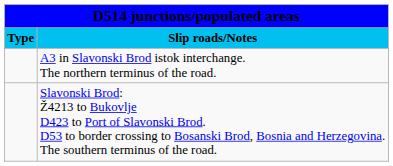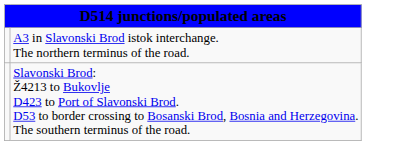- row: (213, 38)
